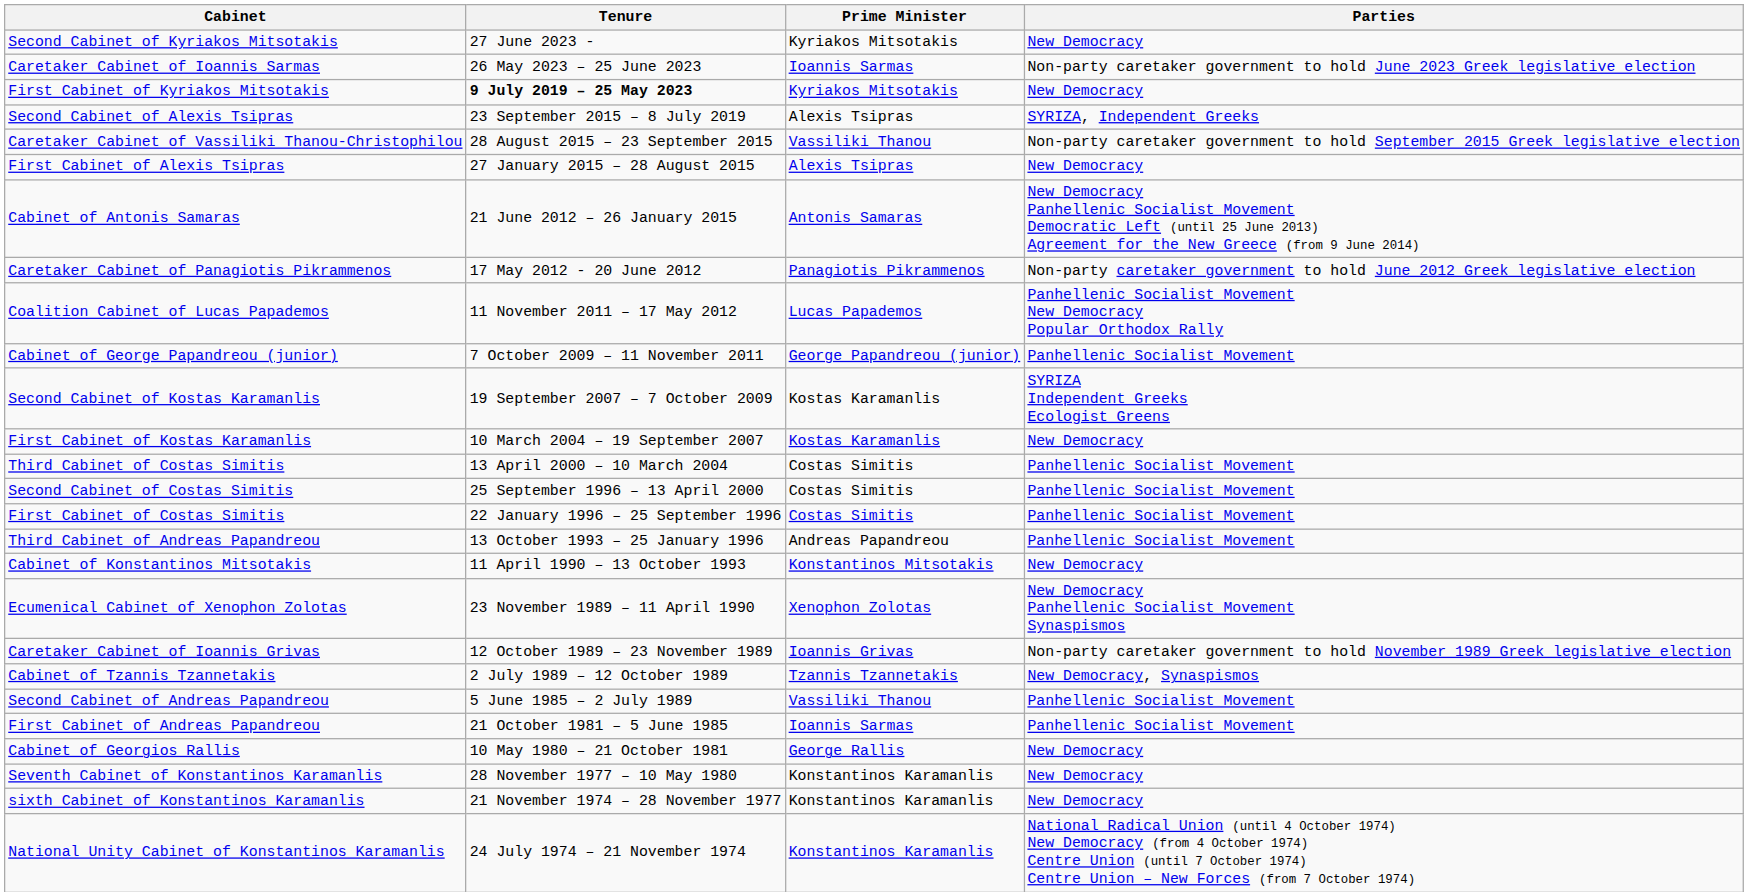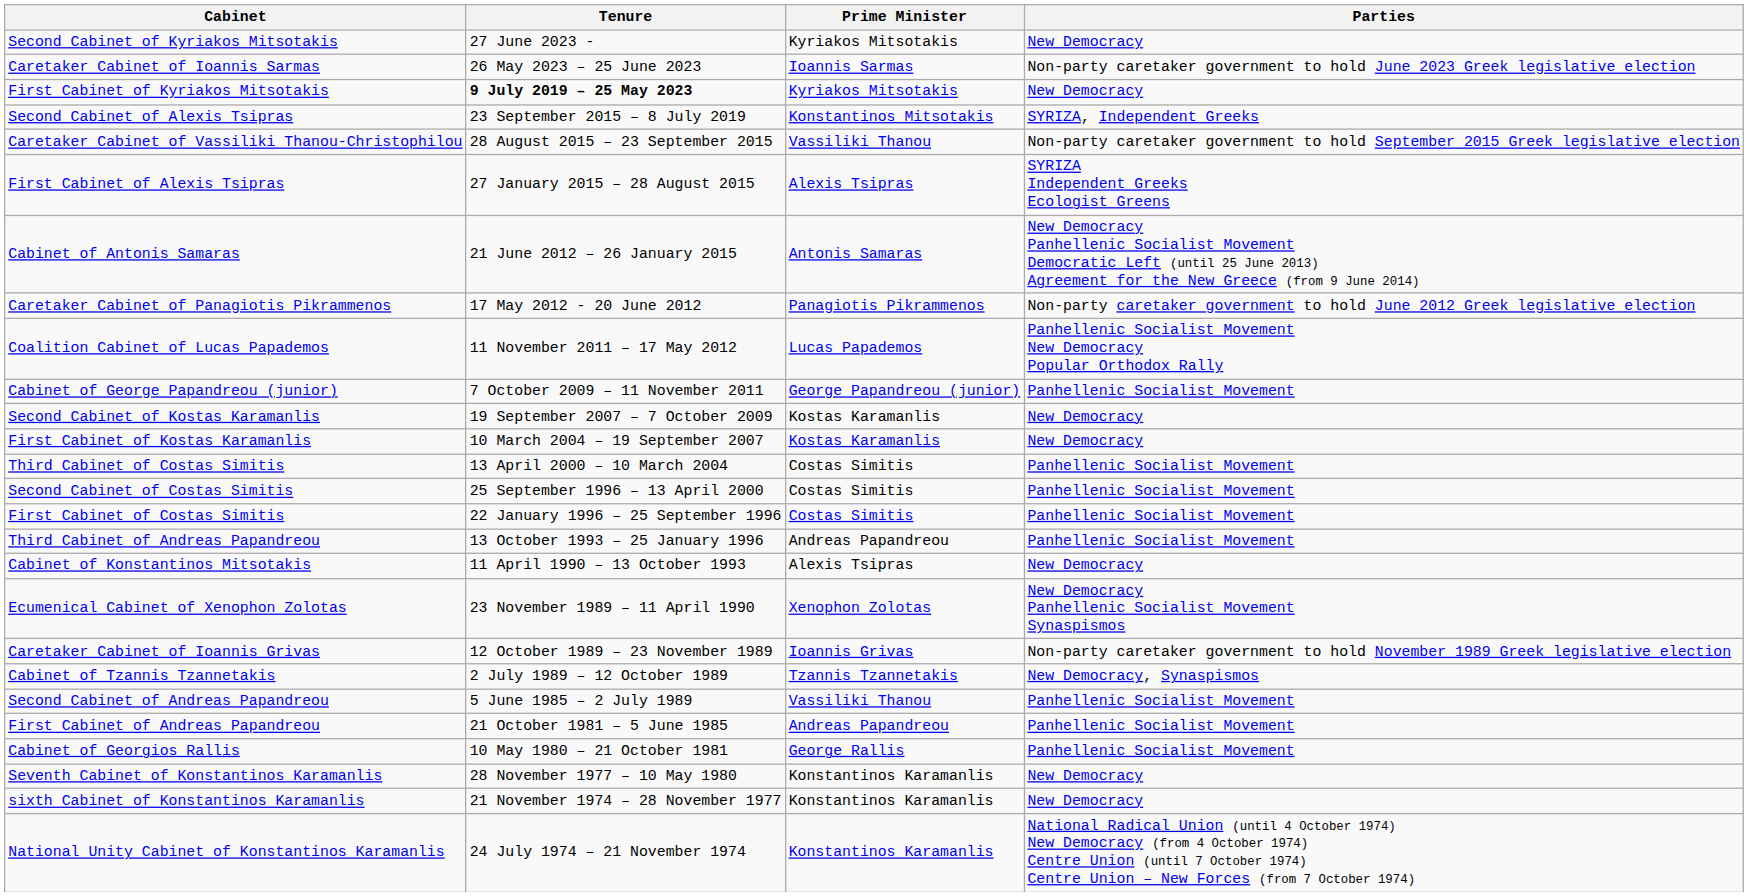(851, 117) Alexis Tsipras -> (891, 117) Konstantinos Mitsotakis
(1085, 167) New Democracy -> (1108, 184) SYRIZA Independent Greeks Ecologist Greens
(1108, 398) SYRIZA Independent Greeks Ecologist Greens -> (1085, 416) New Democracy
(891, 566) Konstantinos Mitsotakis -> (851, 566) Alexis Tsipras
(851, 726) Ioannis Sarmas -> (869, 726) Andreas Papandreou
(1085, 751) New Democracy -> (1161, 751) Panhellenic Socialist Movement
